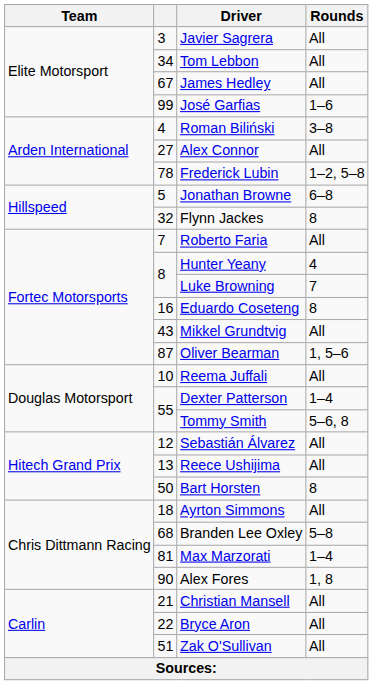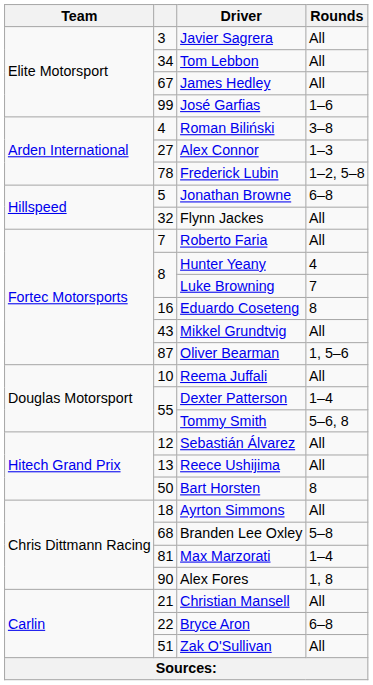(317, 150) All -> (321, 150) 1–3
(313, 218) 8 -> (317, 218) All
(317, 623) All -> (321, 623) 6–8
